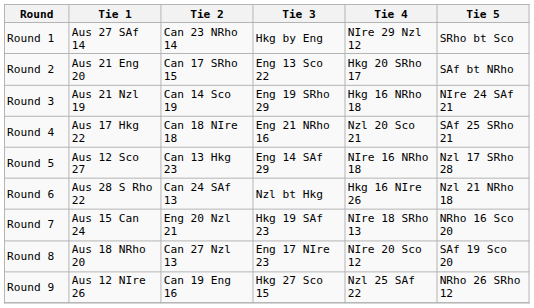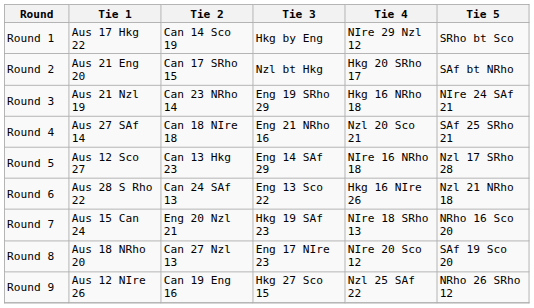(105, 38) Aus 27 SAf 14 -> (105, 38) Aus 17 Hkg 22
(201, 38) Can 23 NRho 14 -> (197, 38) Can 14 Sco 19
(289, 69) Eng 13 Sco 22 -> (289, 69) Nzl bt Hkg
(197, 100) Can 14 Sco 19 -> (201, 100) Can 23 NRho 14
(105, 132) Aus 17 Hkg 22 -> (105, 132) Aus 27 SAf 14
(289, 194) Nzl bt Hkg -> (289, 194) Eng 13 Sco 22
